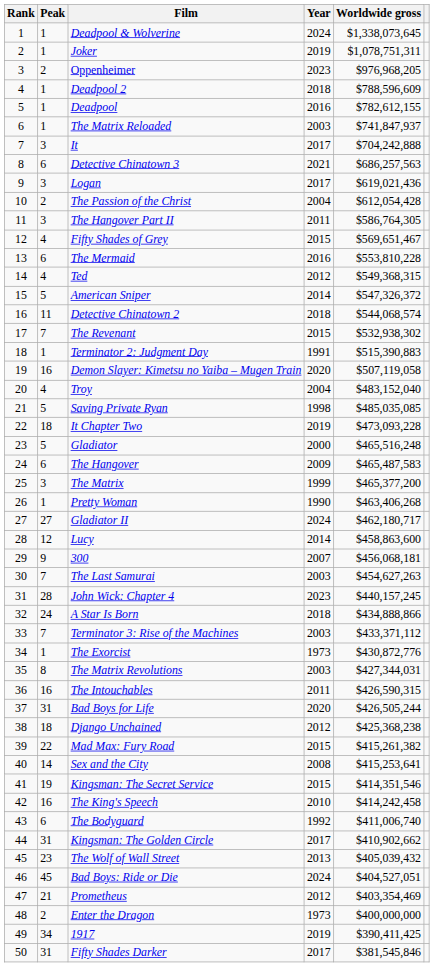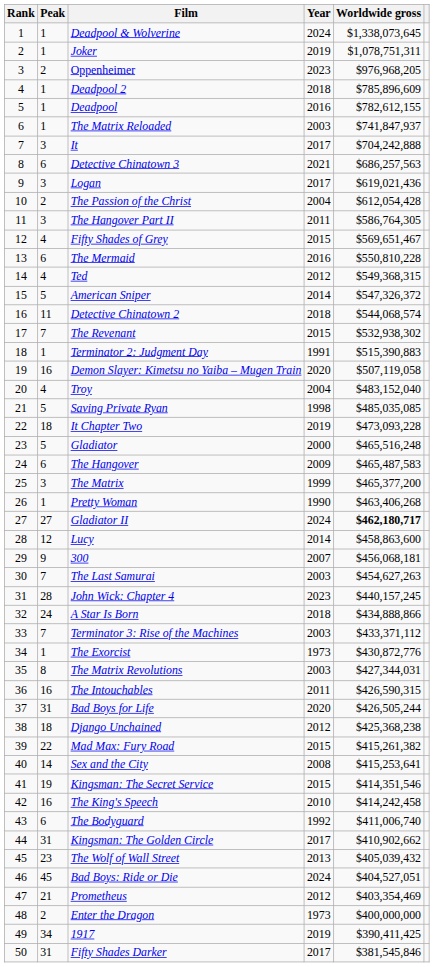(388, 88) $788,596,609 -> (388, 88) $785,896,609
(388, 257) $553,810,228 -> (388, 257) $550,810,228
(388, 520) normal -> (388, 520) bold
